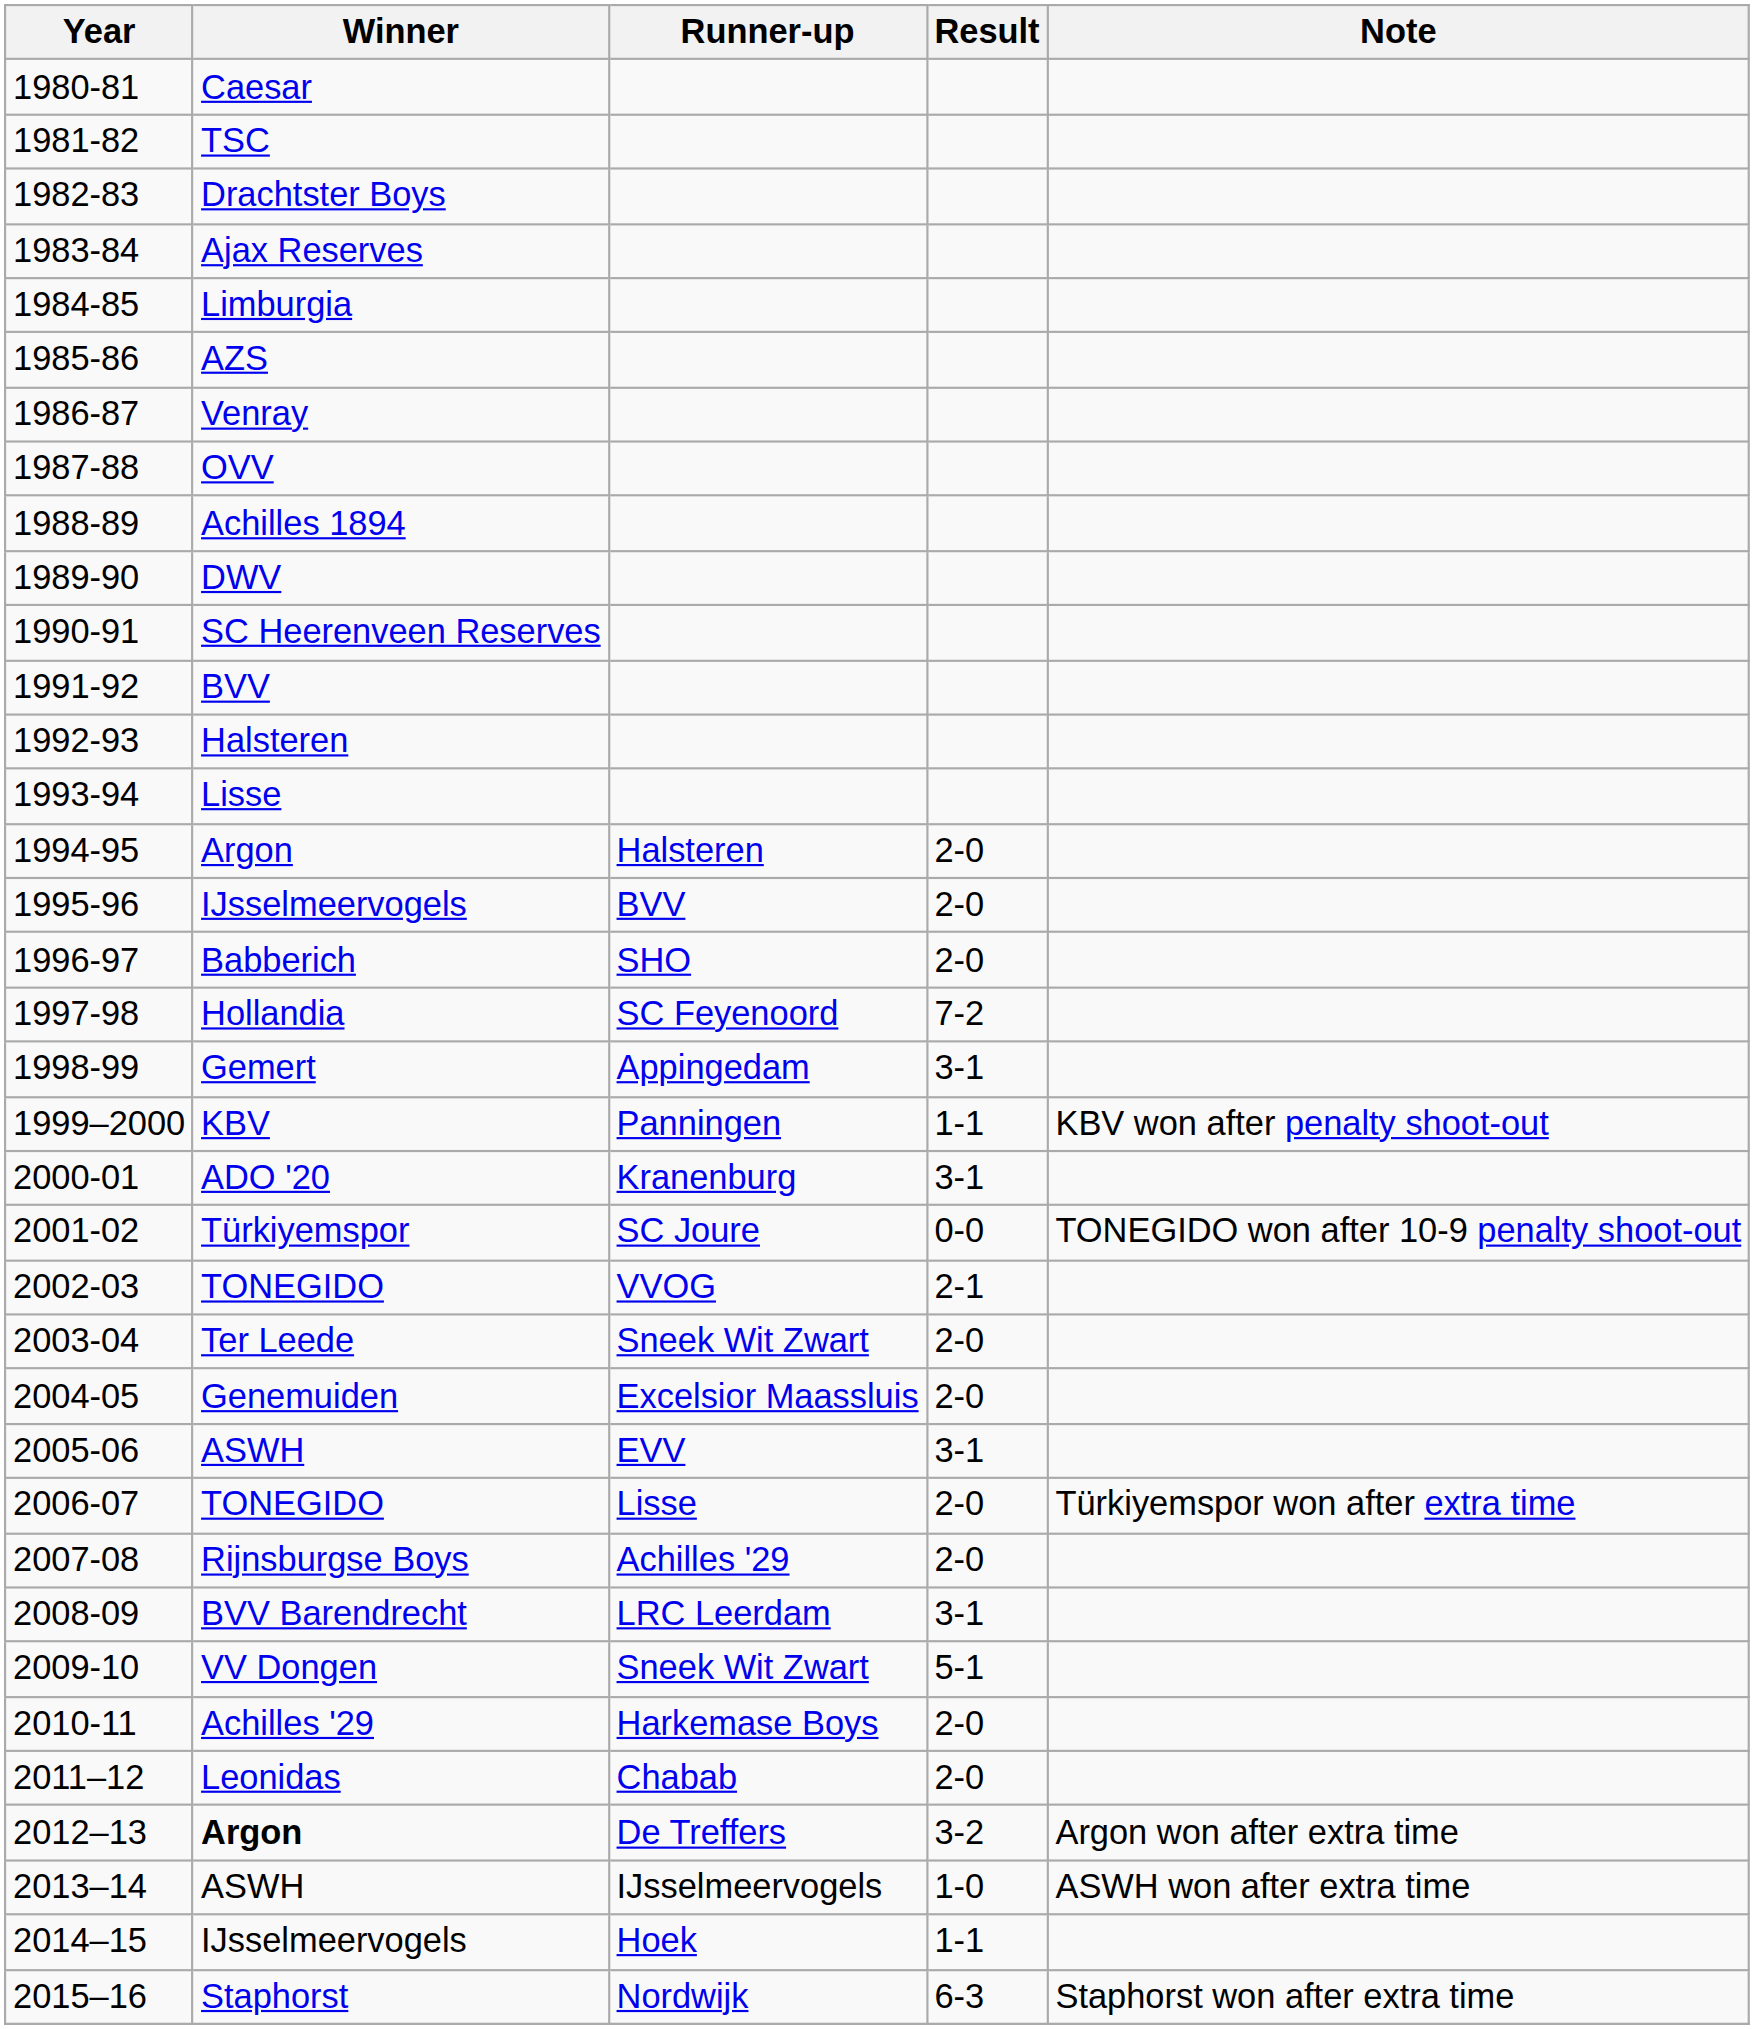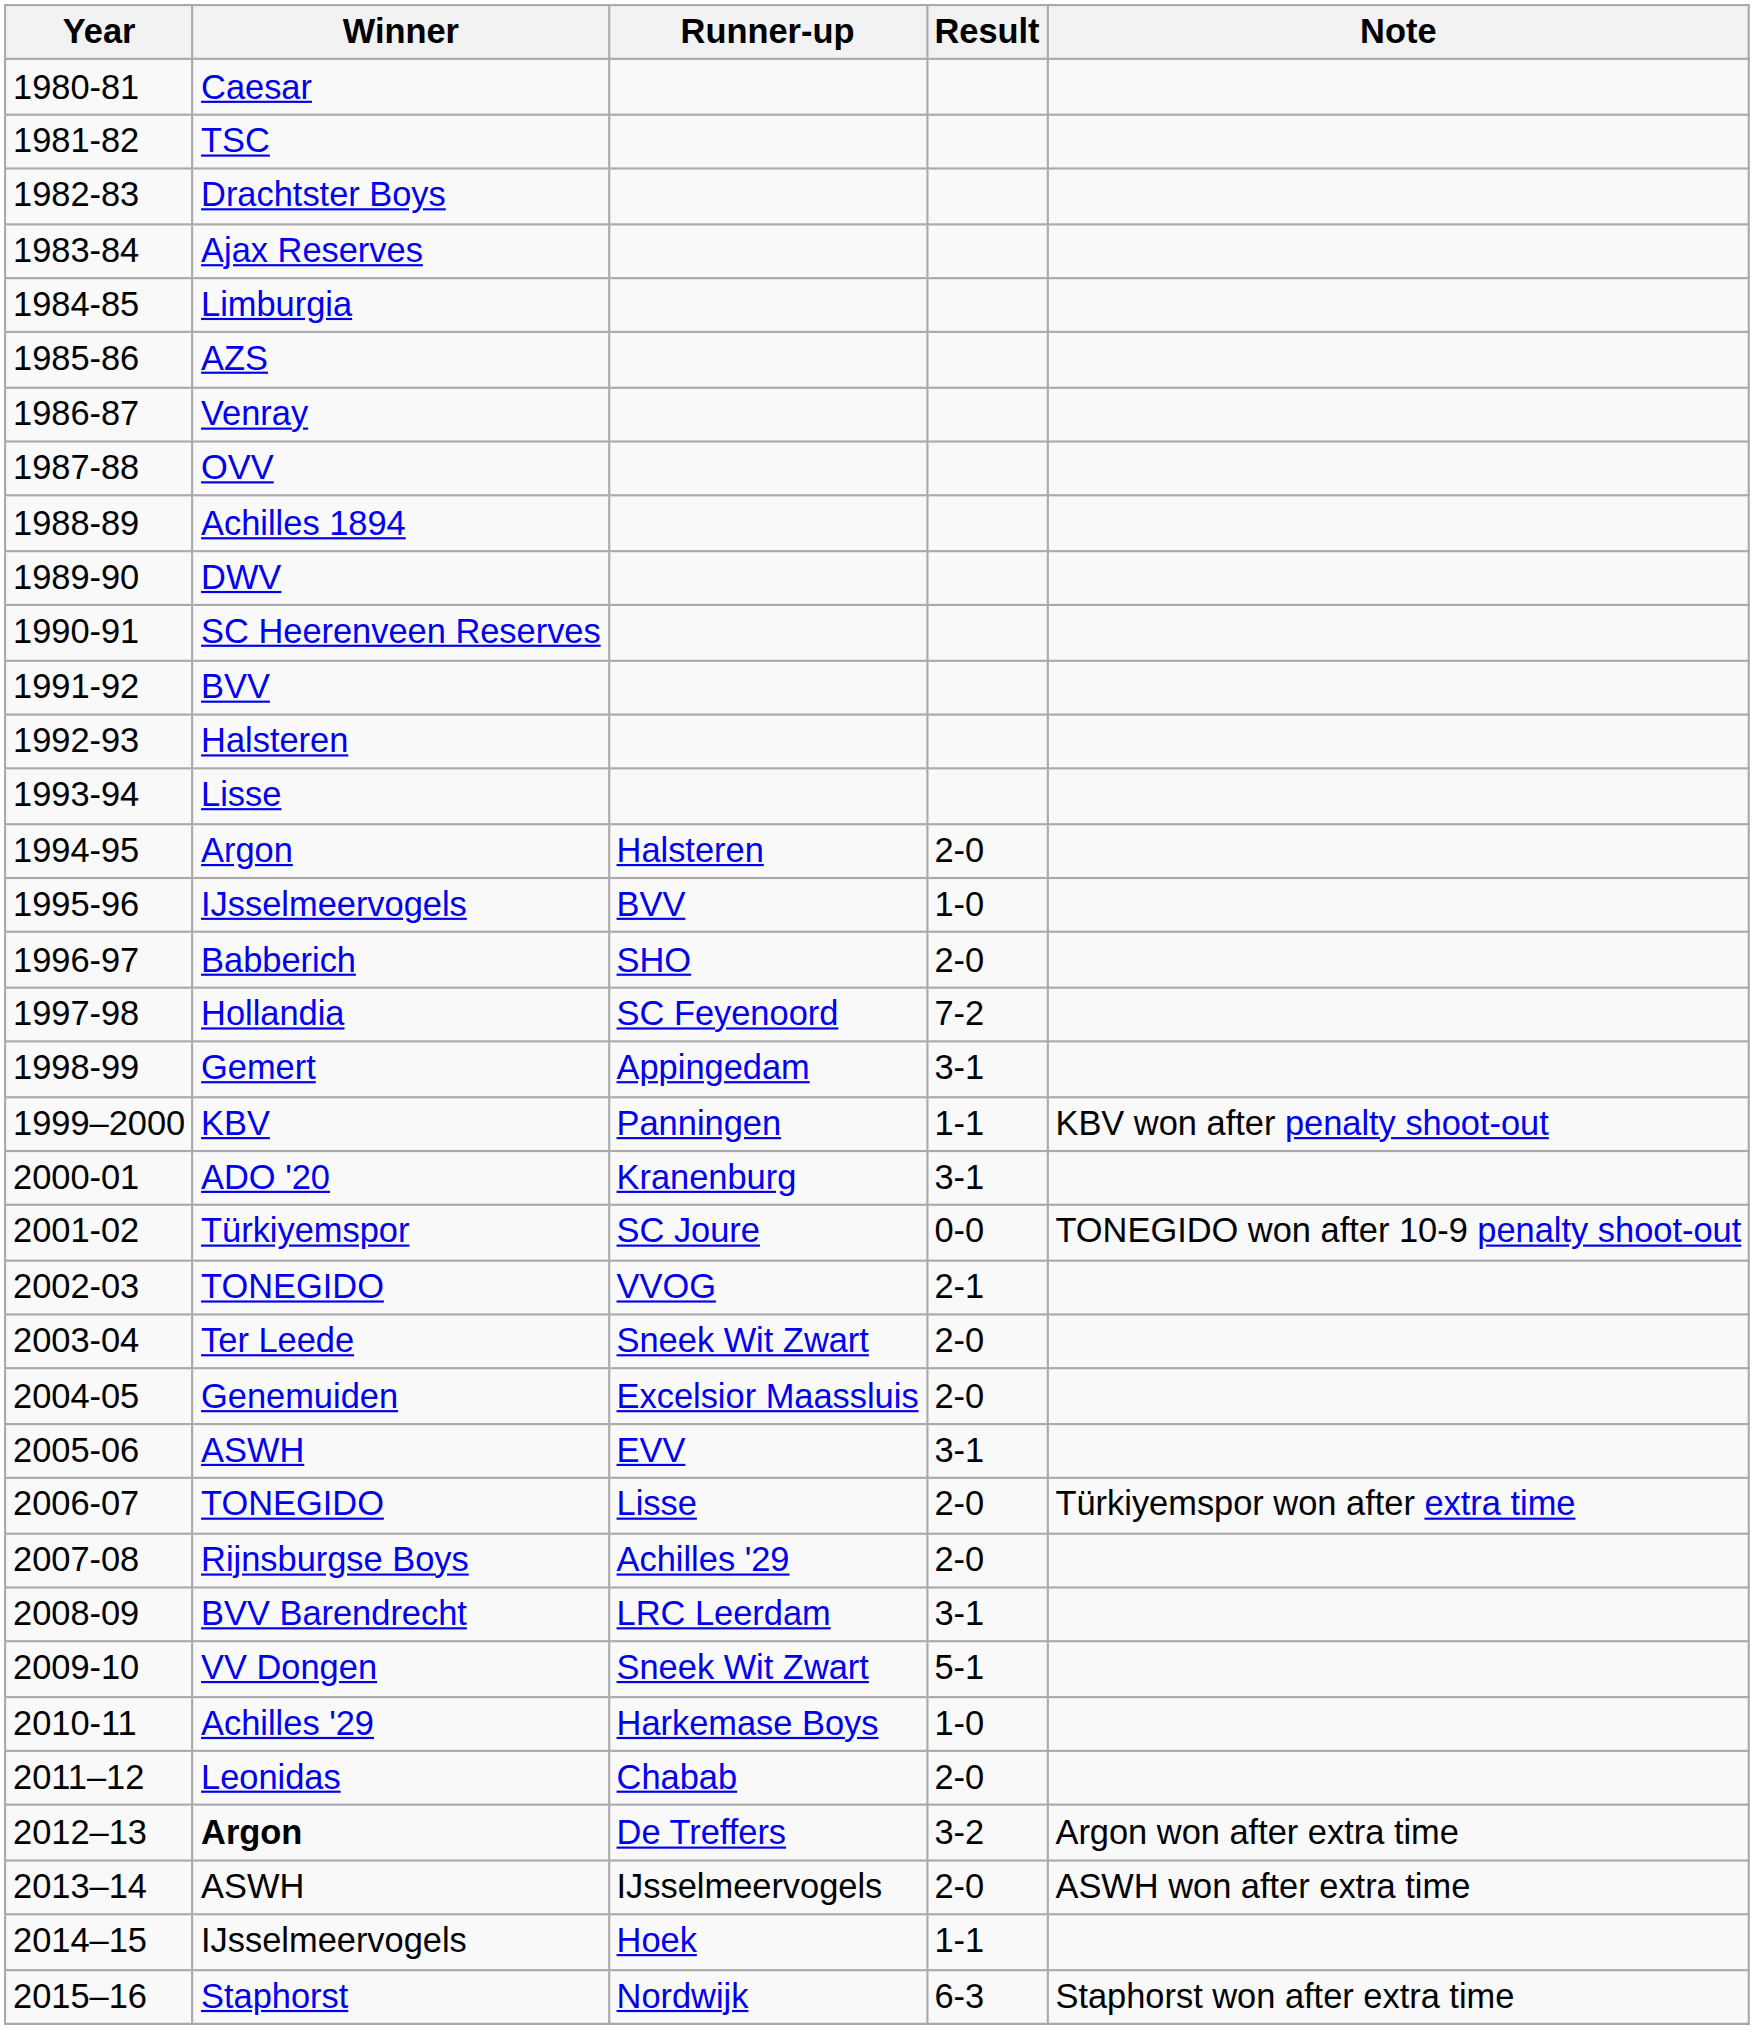(959, 904) 2-0 -> (959, 904) 1-0
(959, 1723) 2-0 -> (959, 1723) 1-0
(959, 1886) 1-0 -> (959, 1886) 2-0
